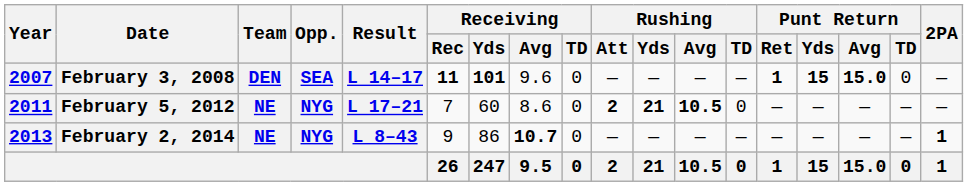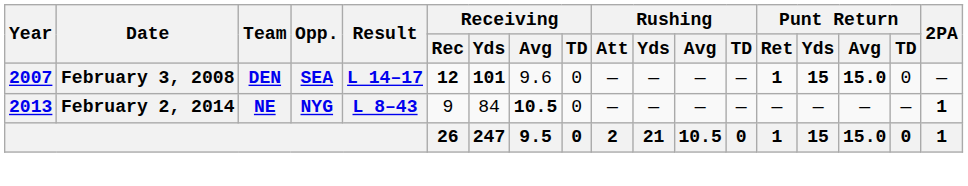(448, 78) 11 -> (448, 78) 12
- row: (148, 108)
(489, 137) 86 -> (489, 108) 84
(536, 137) 10.7 -> (536, 108) 10.5
